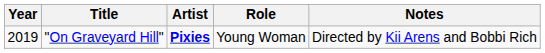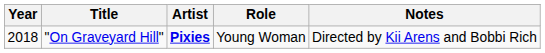(23, 37) 2019 -> (23, 37) 2018
